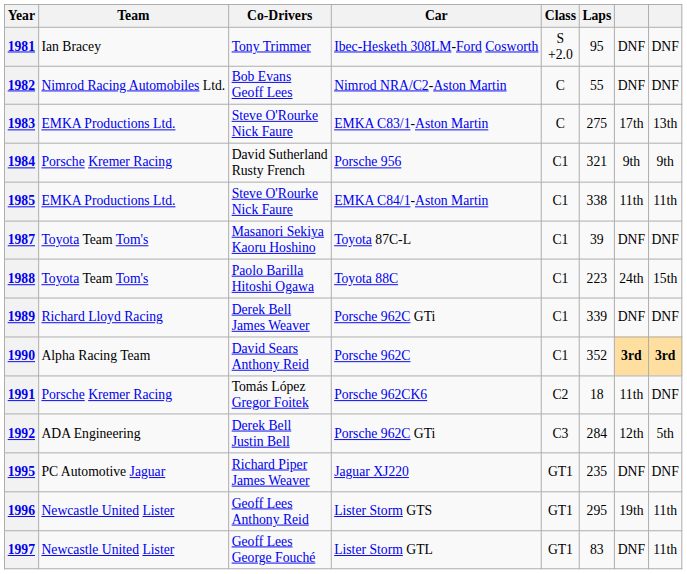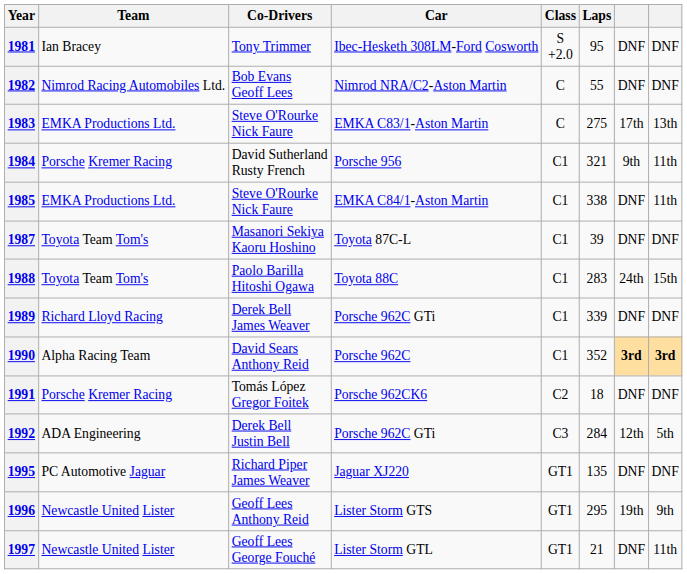(665, 162) 9th -> (665, 162) 11th
(631, 201) 11th -> (631, 201) DNF
(597, 279) 223 -> (597, 279) 283
(631, 395) 11th -> (631, 395) DNF
(597, 472) 235 -> (597, 472) 135
(665, 511) 11th -> (665, 511) 9th
(597, 550) 83 -> (597, 550) 21
